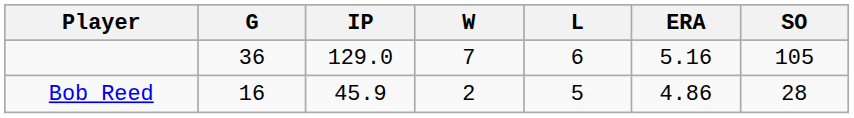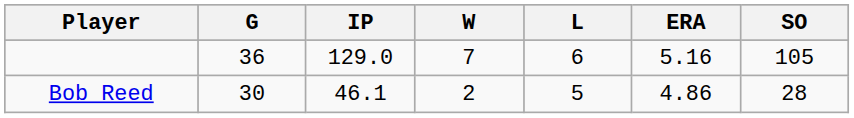(252, 94) 16 -> (252, 94) 30
(360, 94) 45.9 -> (360, 94) 46.1
